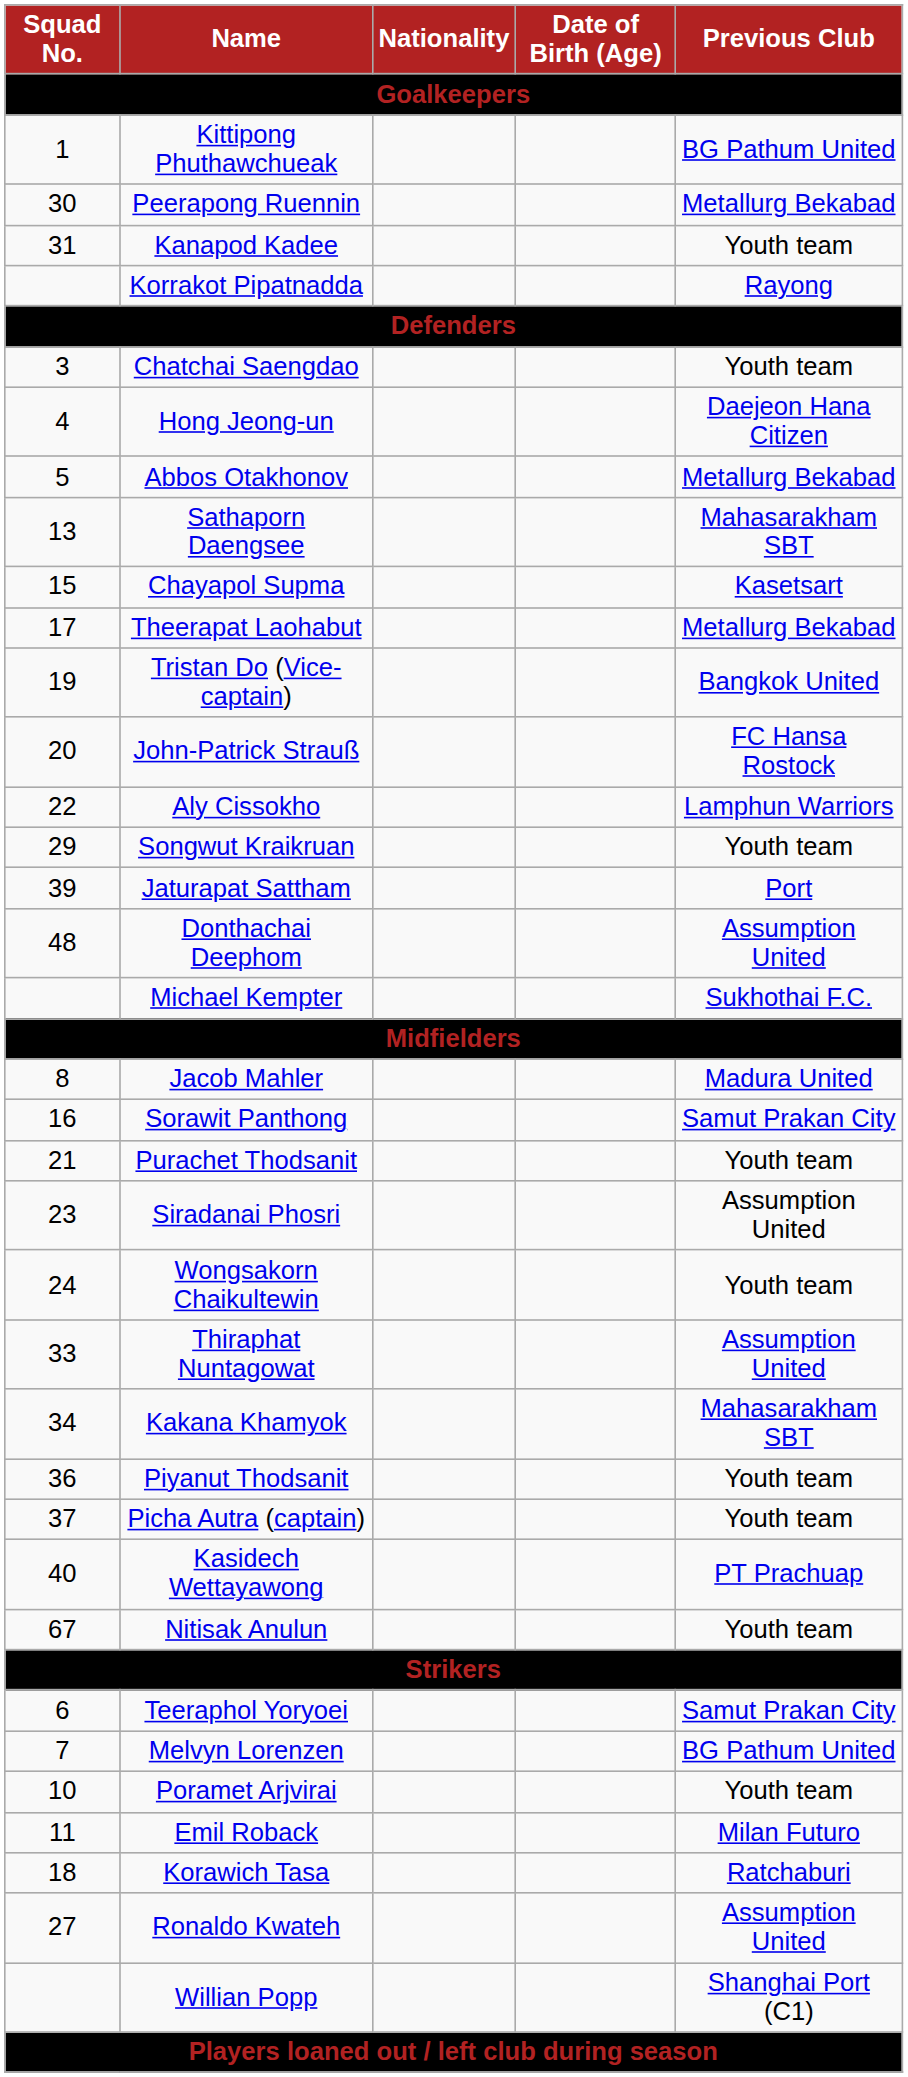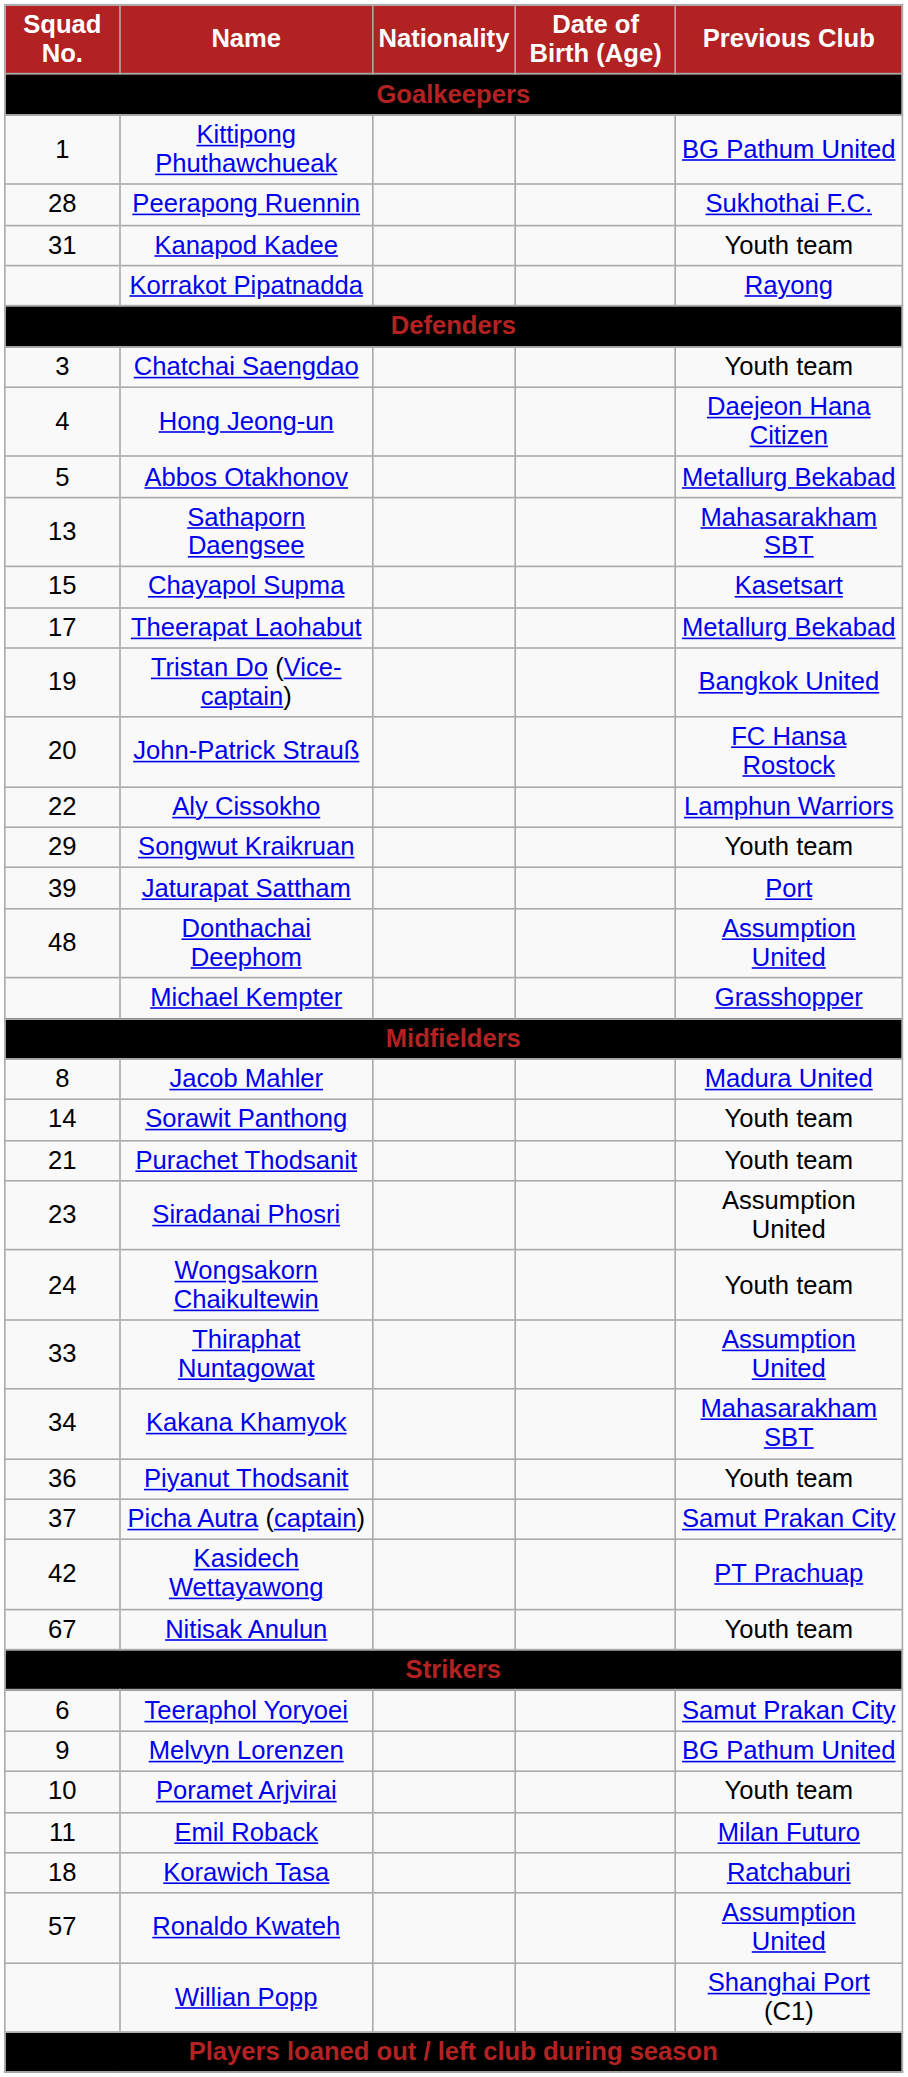(62, 204) 30 -> (62, 204) 28
(789, 204) Metallurg Bekabad -> (789, 204) Sukhothai F.C.
(789, 997) Sukhothai F.C. -> (789, 997) Grasshopper
(62, 1119) 16 -> (62, 1119) 14
(789, 1119) Samut Prakan City -> (789, 1119) Youth team
(789, 1518) Youth team -> (789, 1518) Samut Prakan City
(62, 1574) 40 -> (62, 1574) 42
(62, 1750) 7 -> (62, 1750) 9
(62, 1927) 27 -> (62, 1927) 57
